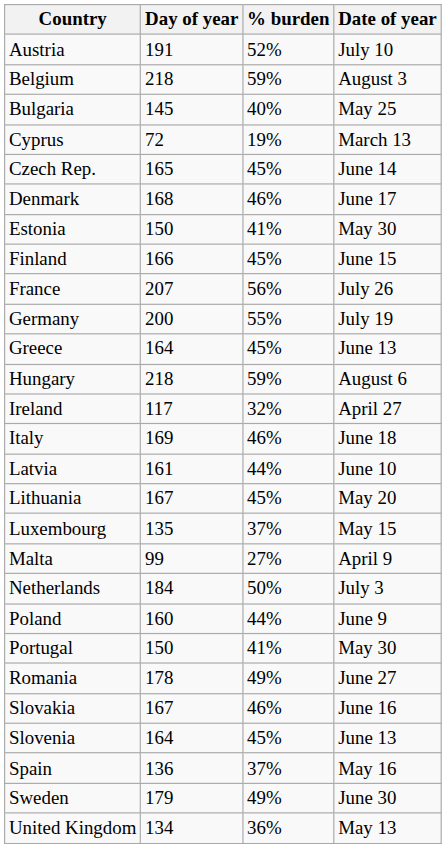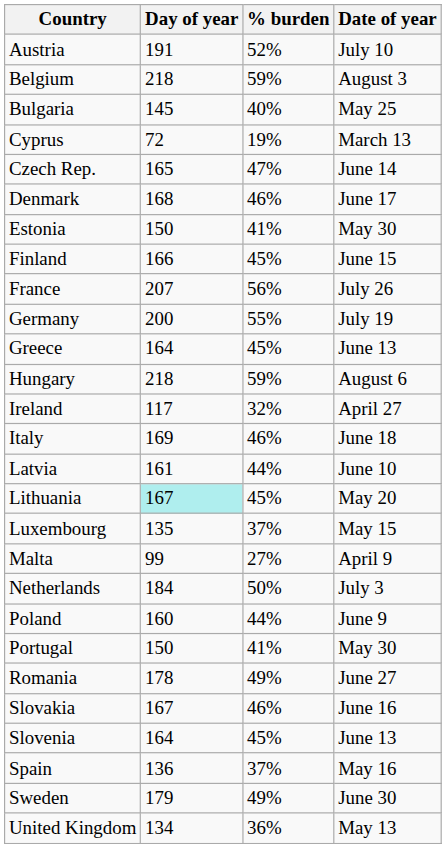(264, 169) 45% -> (264, 169) 47%
(159, 498) no background -> (159, 498) paleturquoise background
